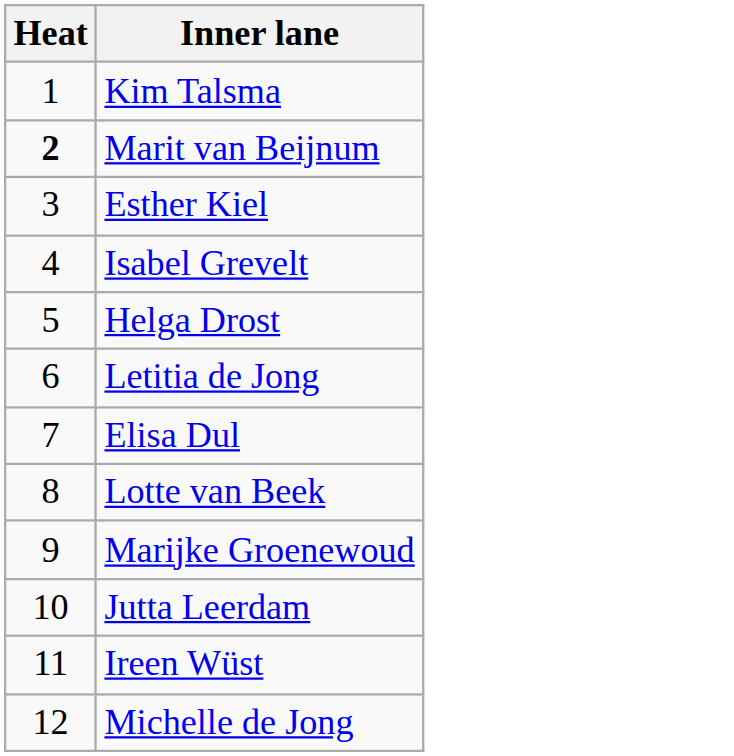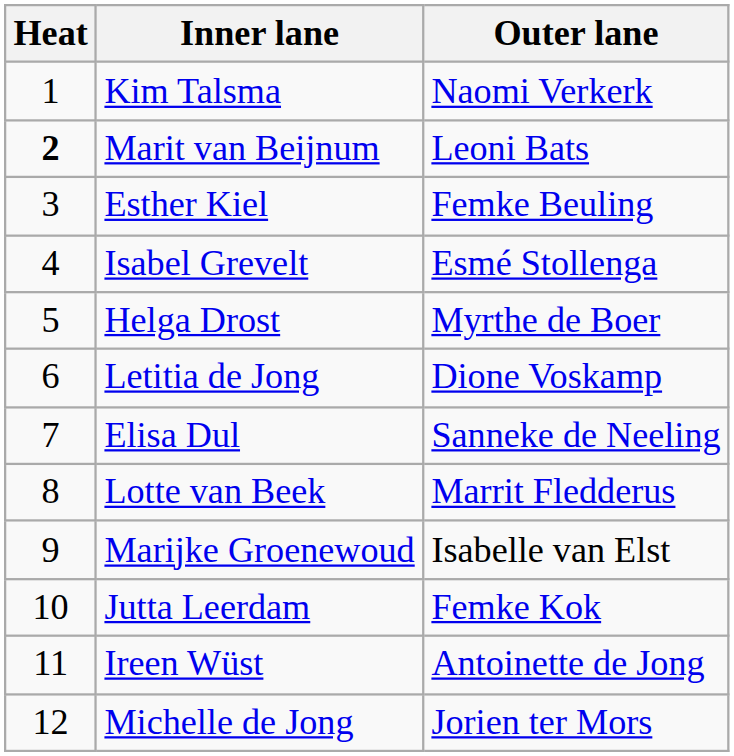+ column: (576, 33)
